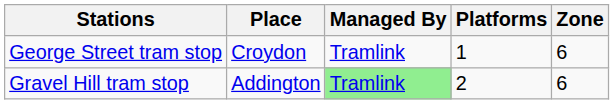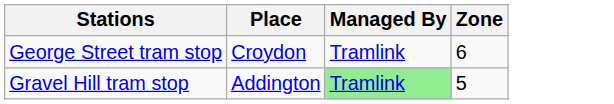- column: (501, 20)
(562, 83) 6 -> (461, 83) 5
